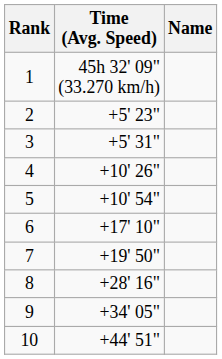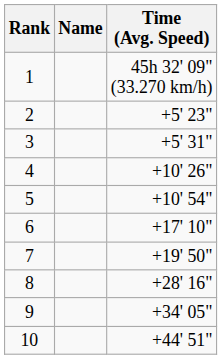columns swapped: (190, 28) <-> (109, 28)
